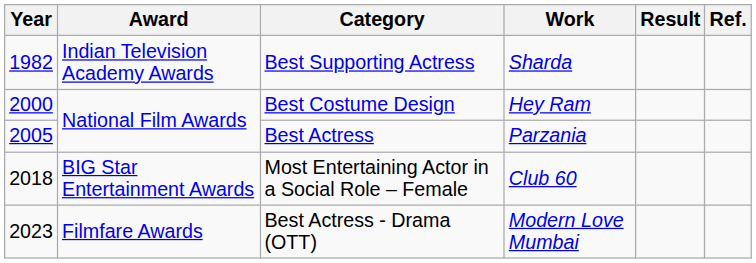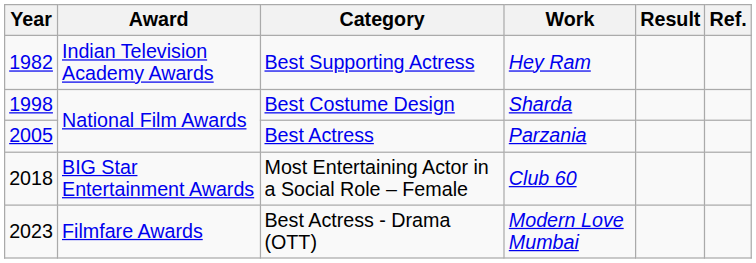(541, 62) Sharda -> (550, 62) Hey Ram
(31, 104) 2000 -> (31, 104) 1998
(550, 104) Hey Ram -> (541, 104) Sharda
